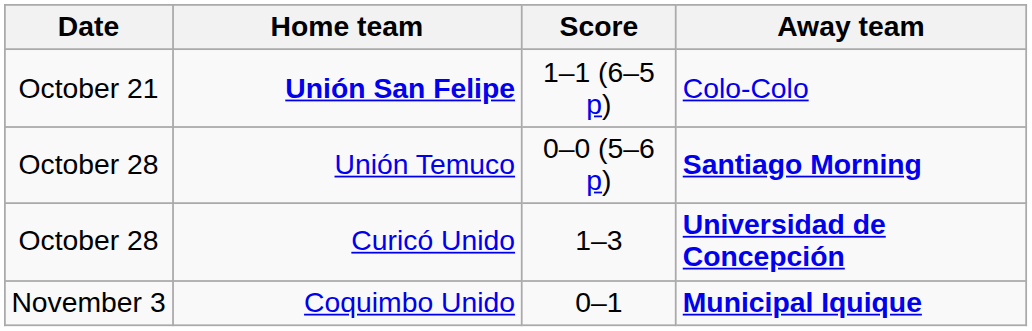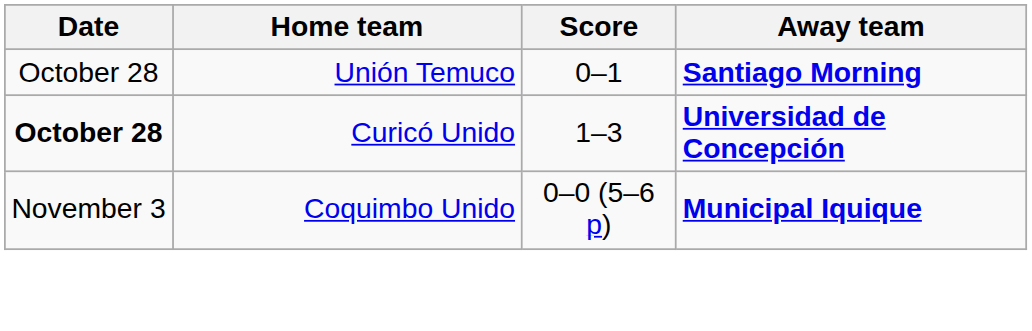- row: (400, 87)
(599, 164) 0–0 (5–6 p) -> (599, 71) 0–1
(89, 241) normal -> (89, 132) bold
(599, 302) 0–1 -> (599, 209) 0–0 (5–6 p)
